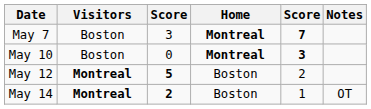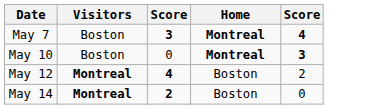- column: (345, 14)
(169, 34) normal -> (169, 34) bold
(302, 34) 7 -> (302, 34) 4
(169, 74) 5 -> (169, 74) 4
(302, 94) 1 -> (302, 94) 0
